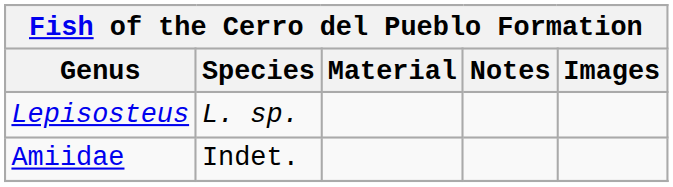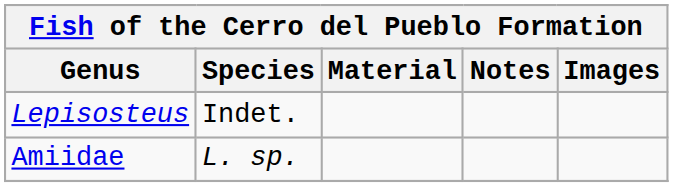(250, 115) L. sp. -> (250, 115) Indet.
(250, 159) Indet. -> (250, 159) L. sp.
